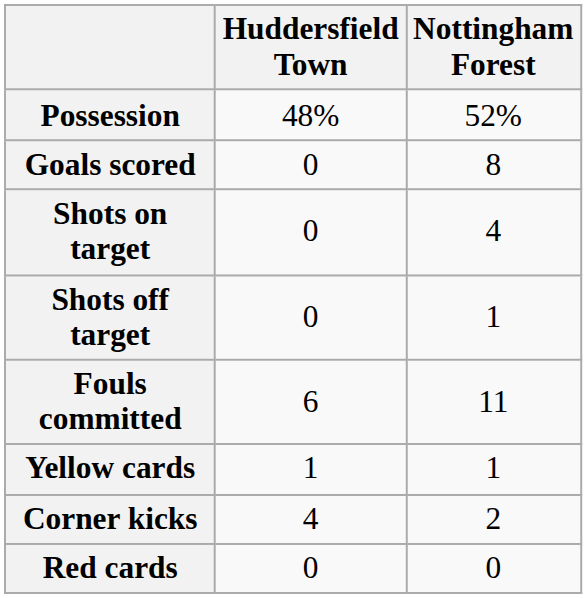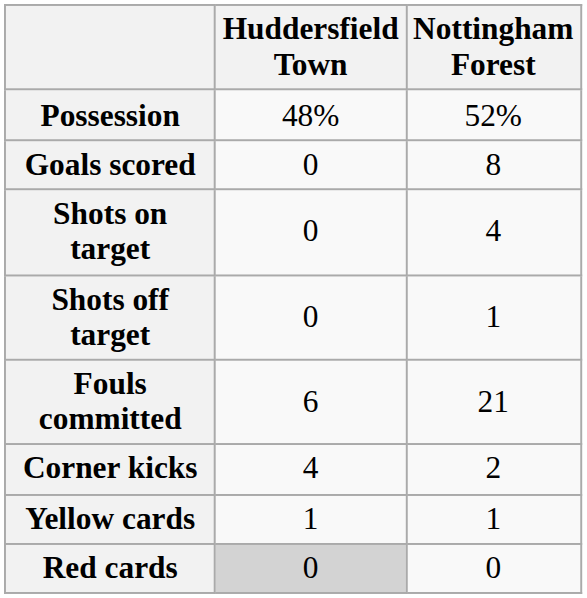(493, 401) 11 -> (493, 401) 21
rows swapped: (110, 518) <-> (110, 468)
(311, 568) no background -> (311, 568) lightgrey background
